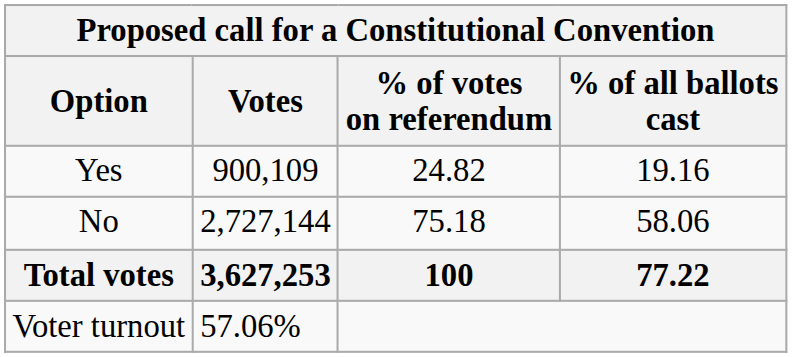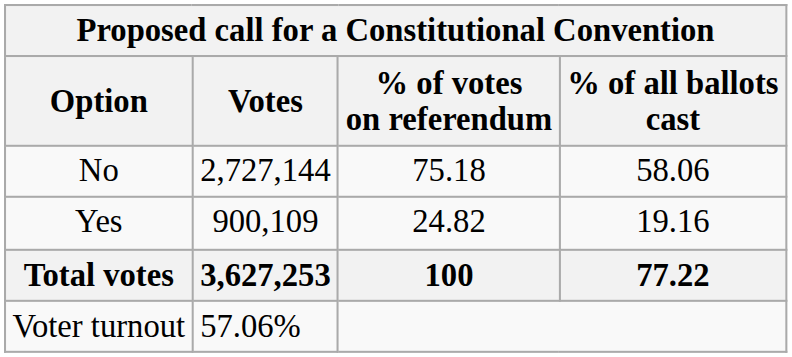rows swapped: (99, 170) <-> (99, 222)
